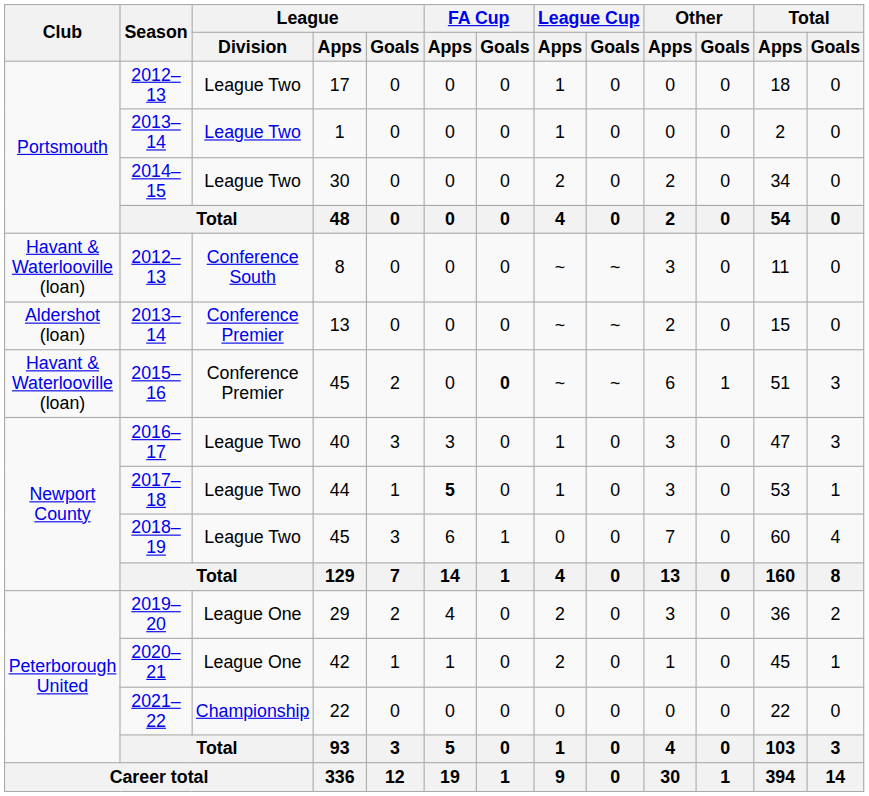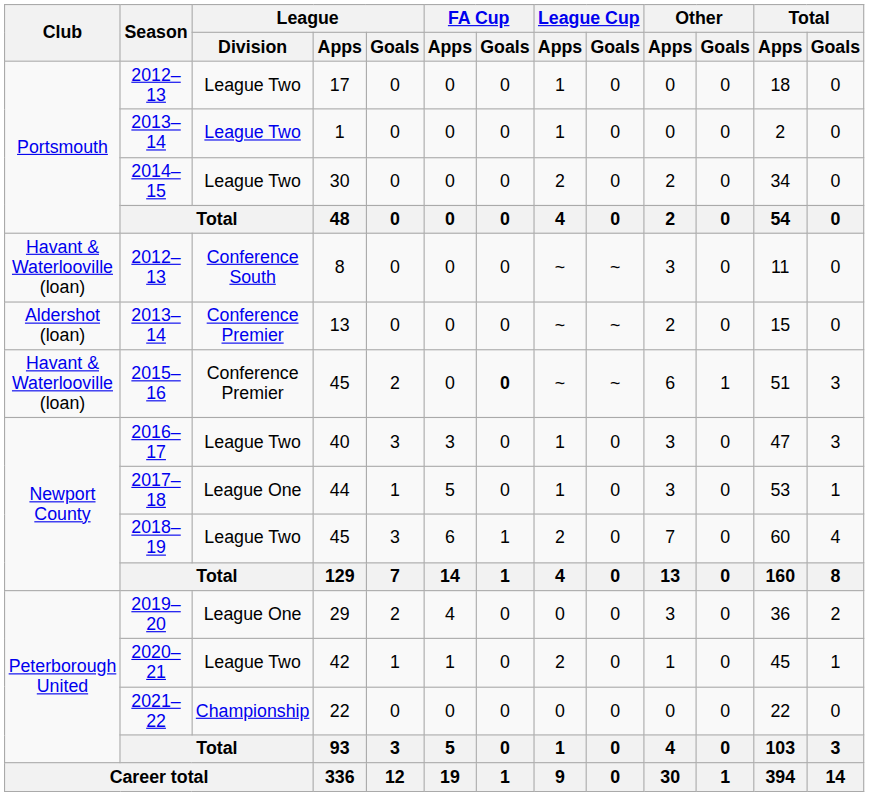(253, 490) League Two -> (253, 490) League One
(450, 490) bold -> (450, 490) normal
(560, 538) 0 -> (560, 538) 2
(560, 614) 2 -> (560, 614) 0
(253, 662) League One -> (253, 662) League Two
